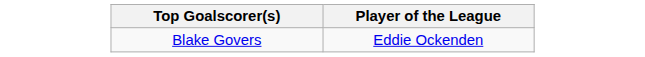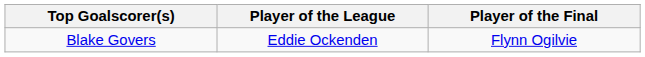+ column: (534, 16)
